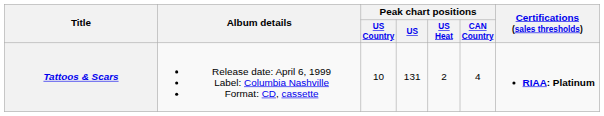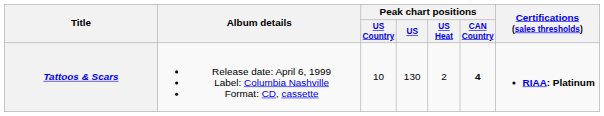(412, 77) 131 -> (412, 77) 130
(478, 77) normal -> (478, 77) bold
